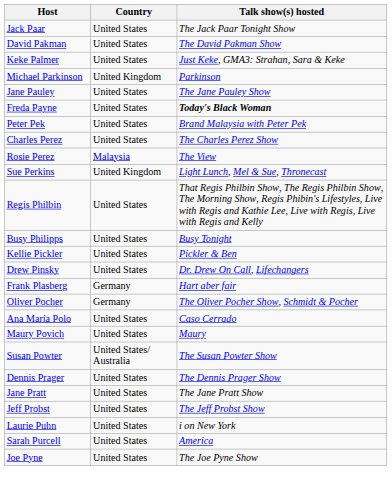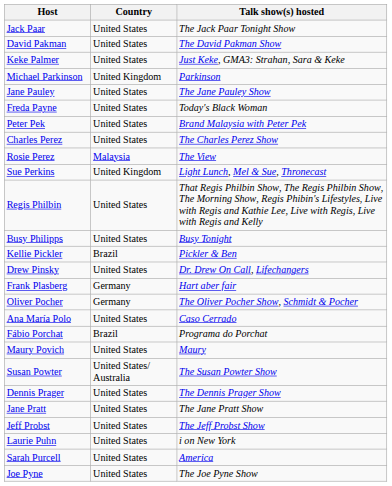(225, 108) bold -> (223, 108) normal
(120, 254) United States -> (105, 254) Brazil
+ row: (35, 334)
